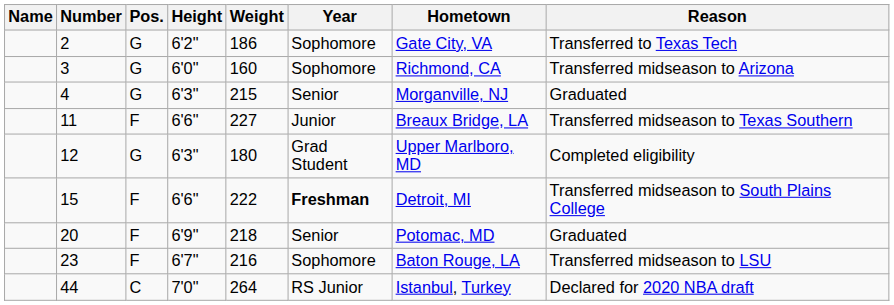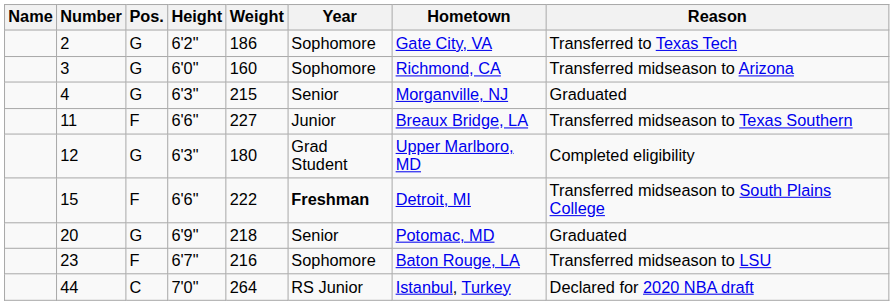(134, 235) F -> (136, 235) G
